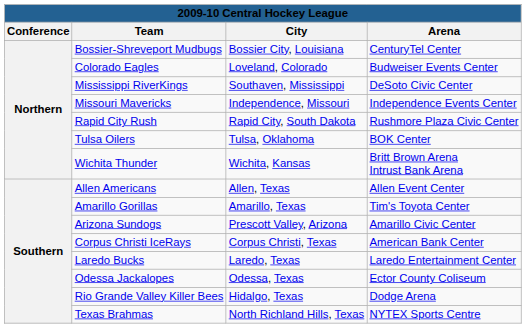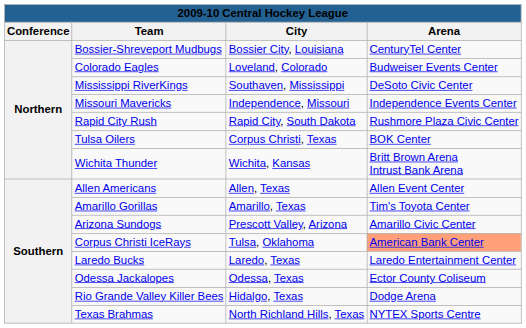(271, 139) Tulsa, Oklahoma -> (283, 139) Corpus Christi, Texas
(283, 242) Corpus Christi, Texas -> (271, 242) Tulsa, Oklahoma
(427, 242) no background -> (427, 242) lightsalmon background
